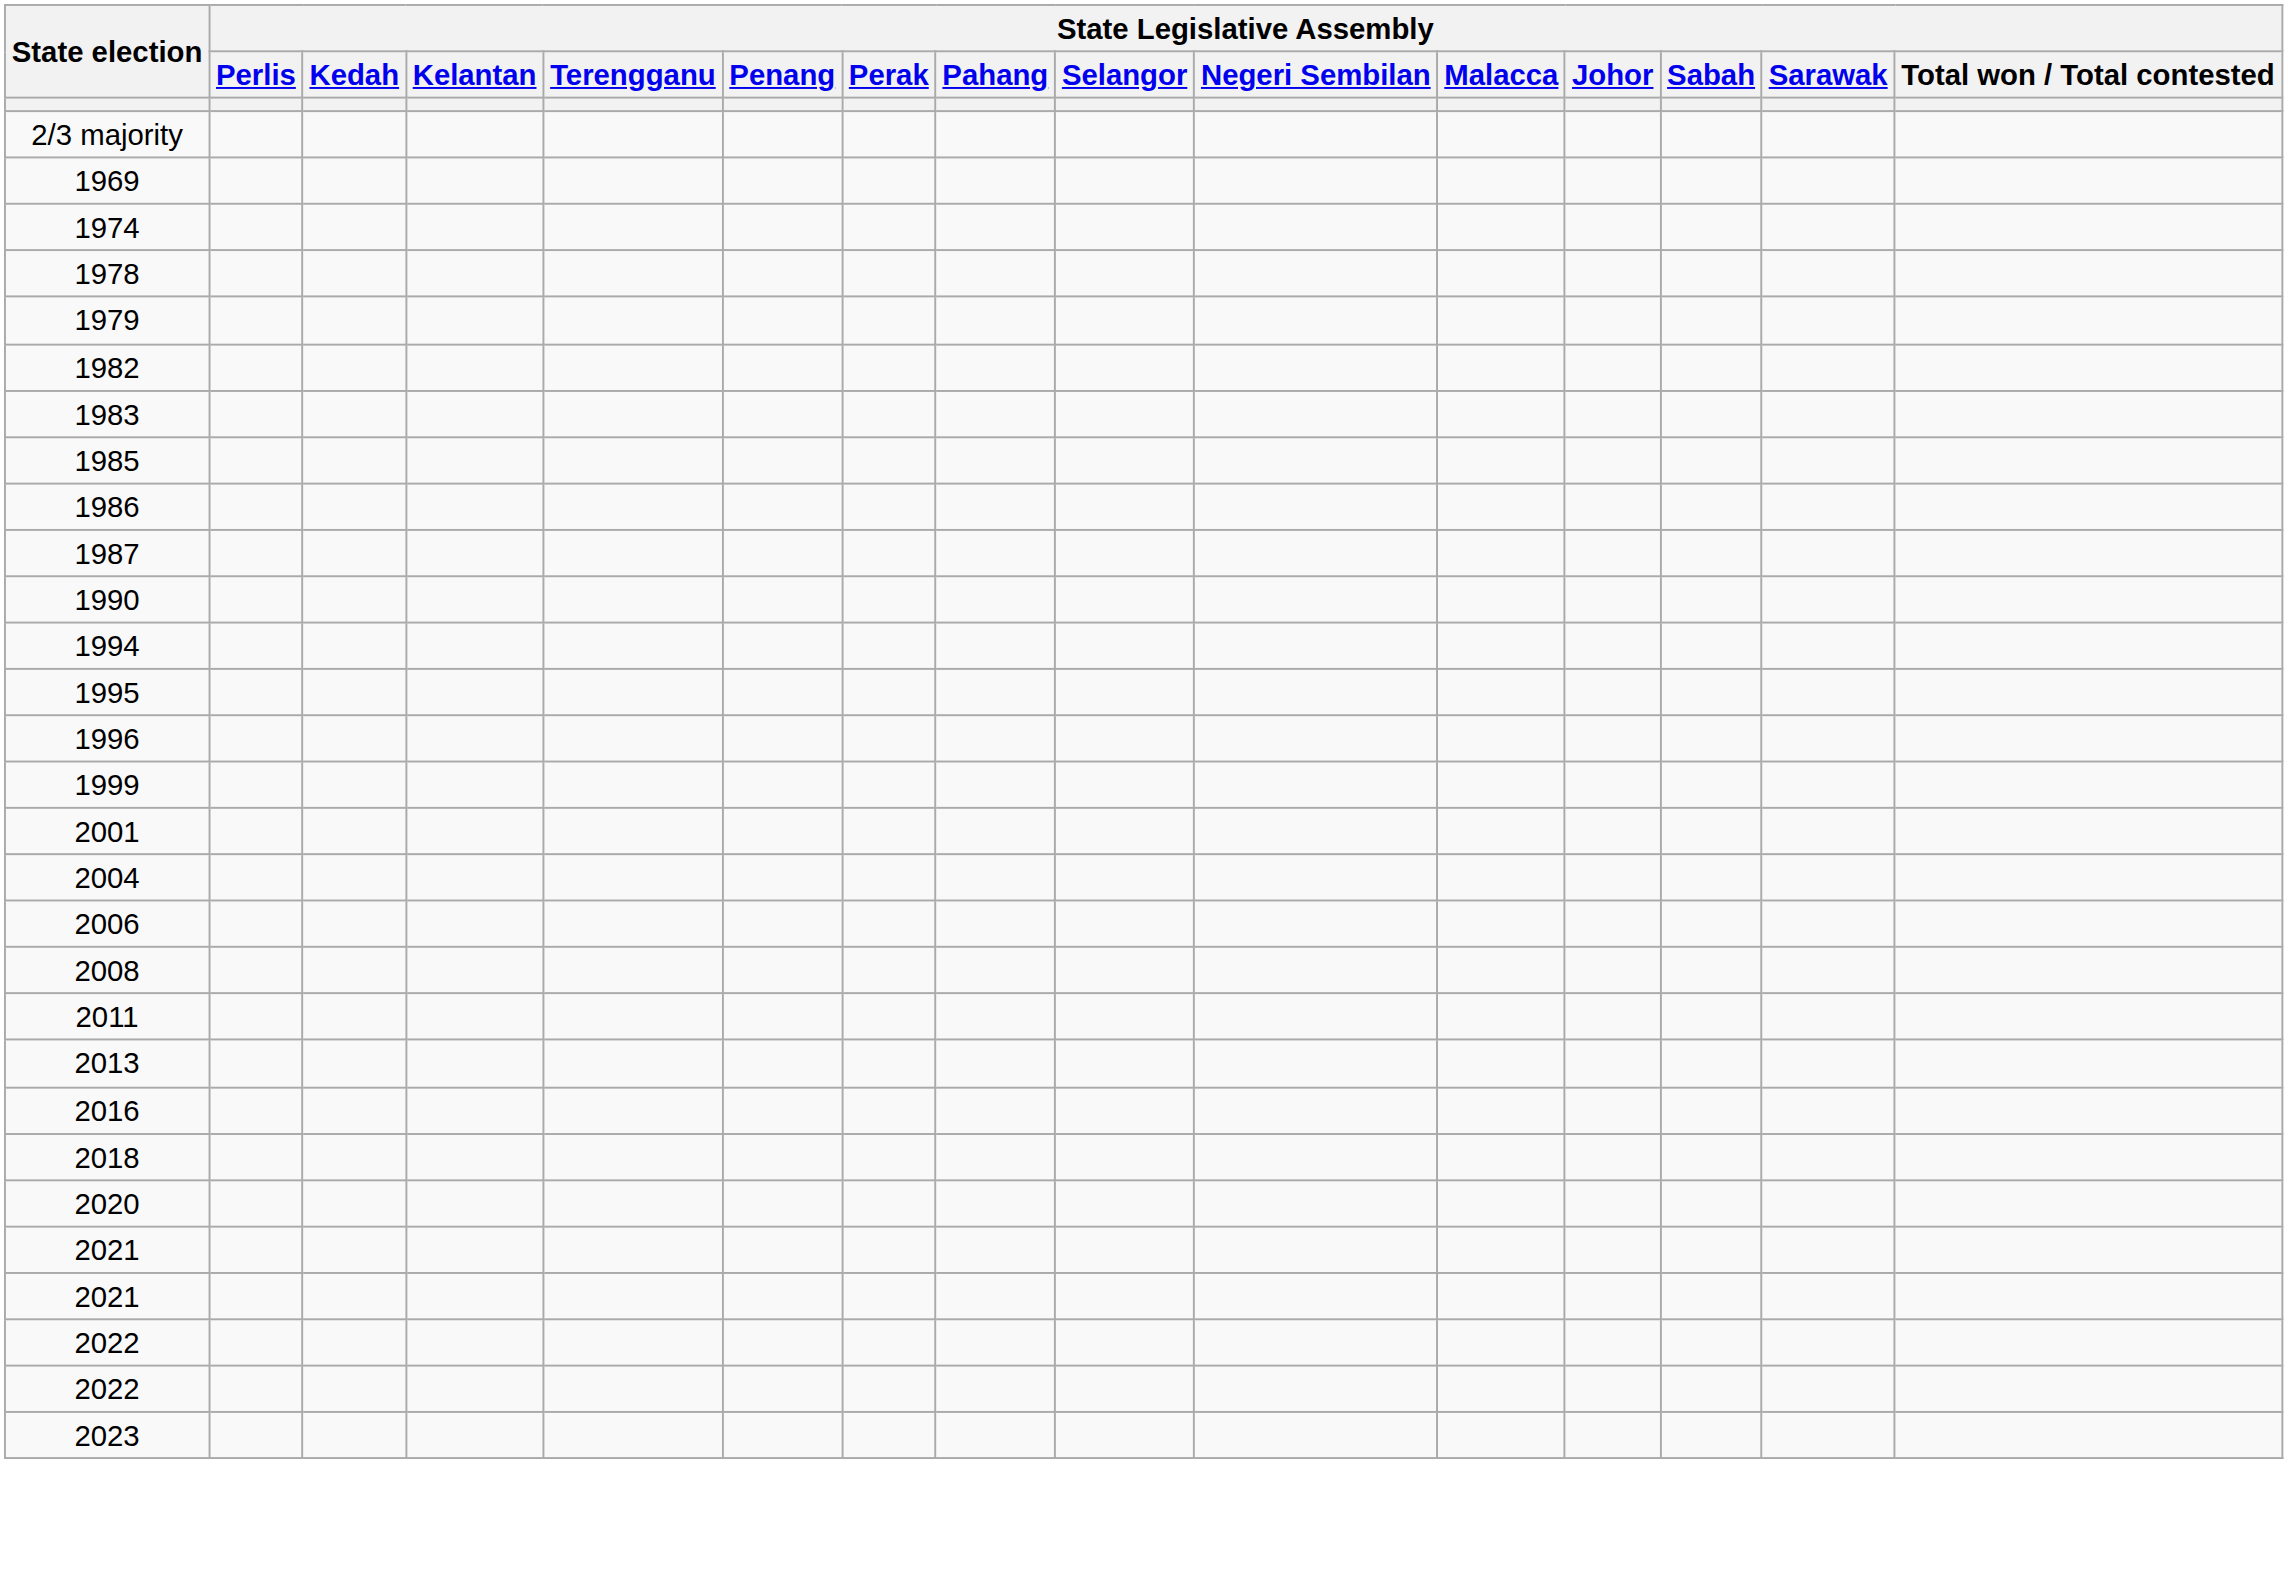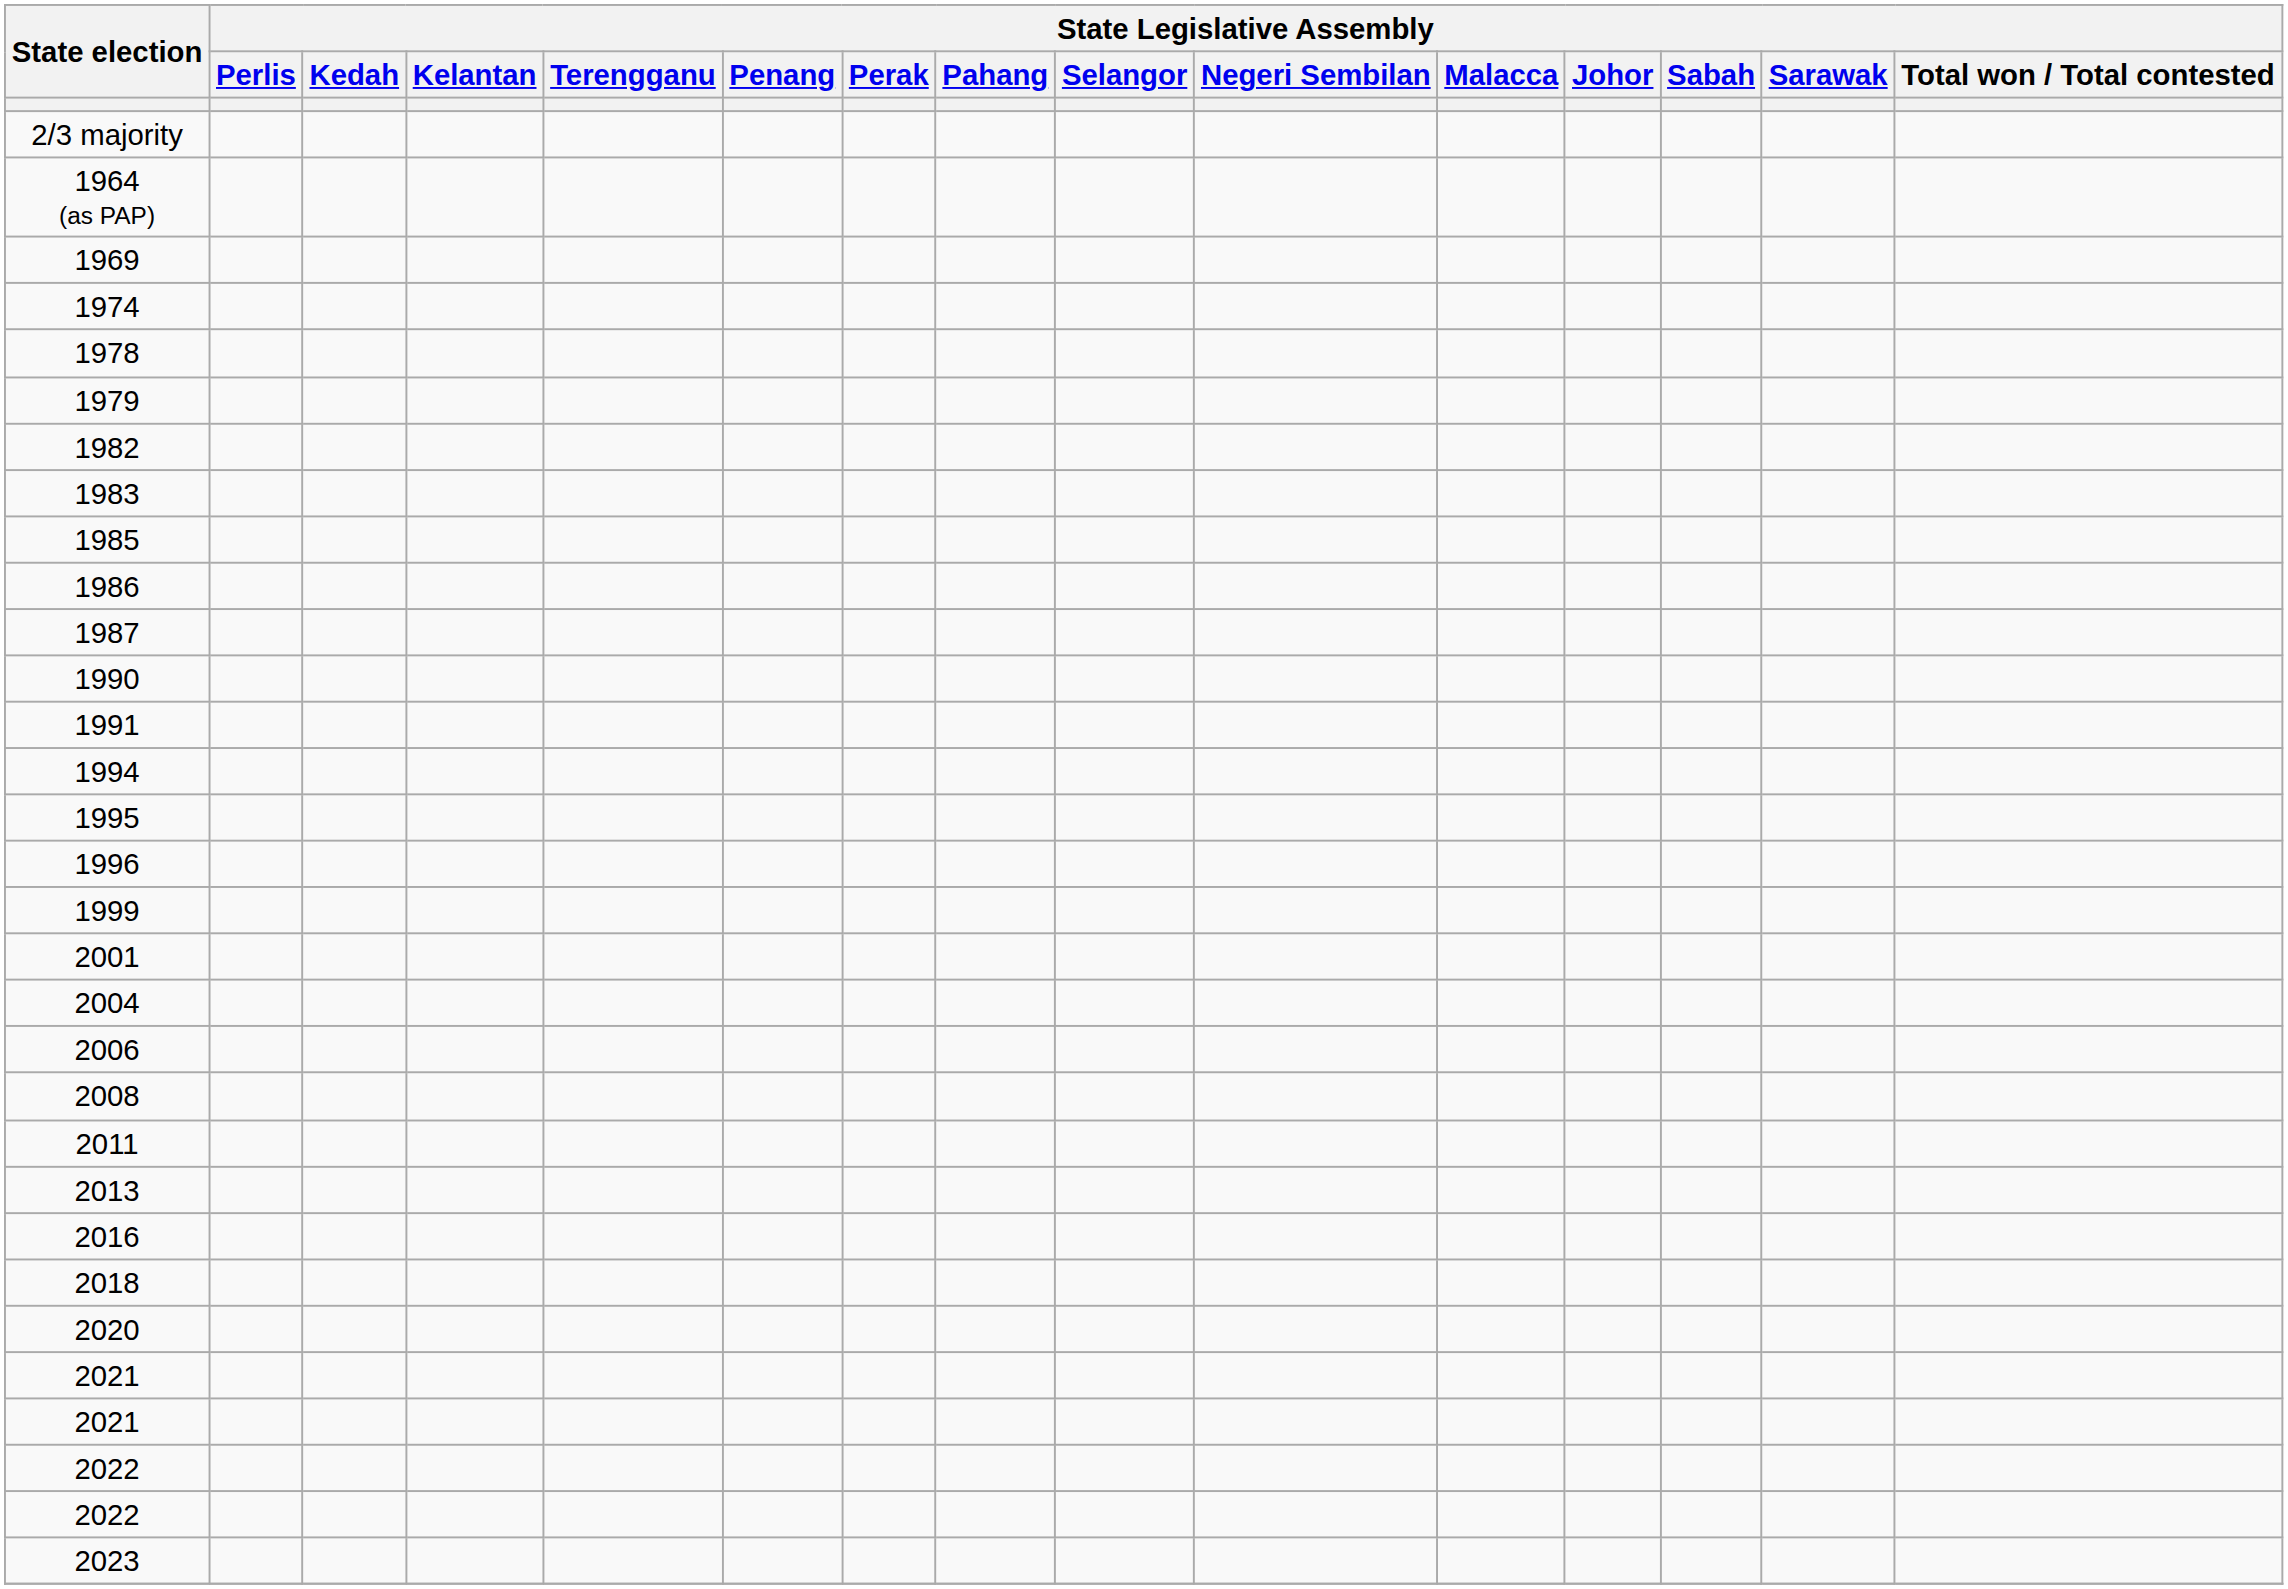+ row: (107, 198)
+ row: (107, 725)
